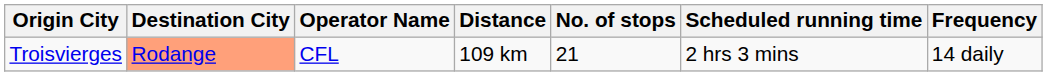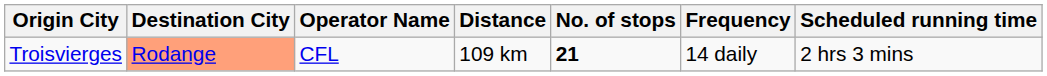columns swapped: (984, 20) <-> (804, 20)
(567, 53) normal -> (567, 53) bold
